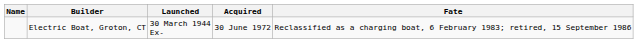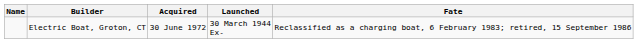columns swapped: (180, 11) <-> (243, 11)
